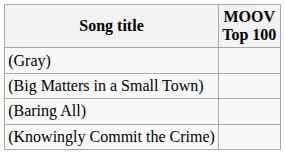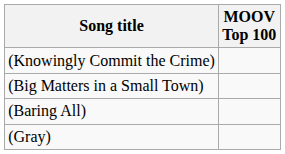rows swapped: (112, 136) <-> (30, 60)
